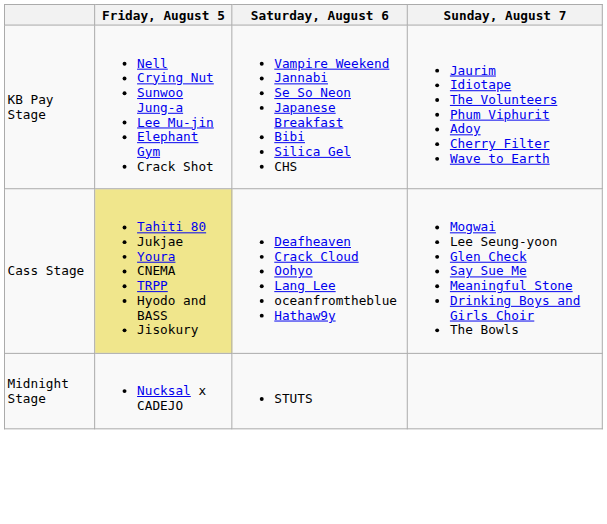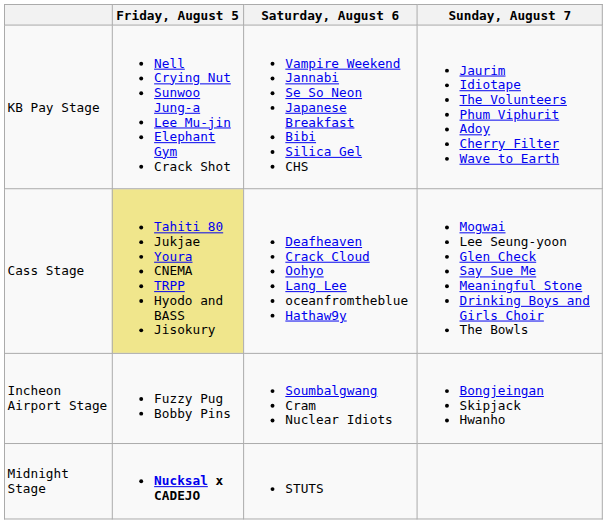+ row: (57, 398)
(163, 398) normal -> (178, 488) bold
